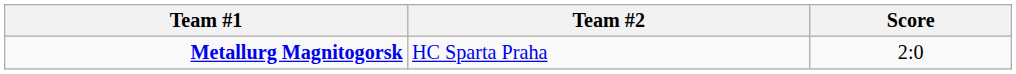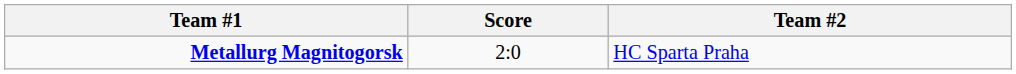columns swapped: (911, 20) <-> (609, 20)
